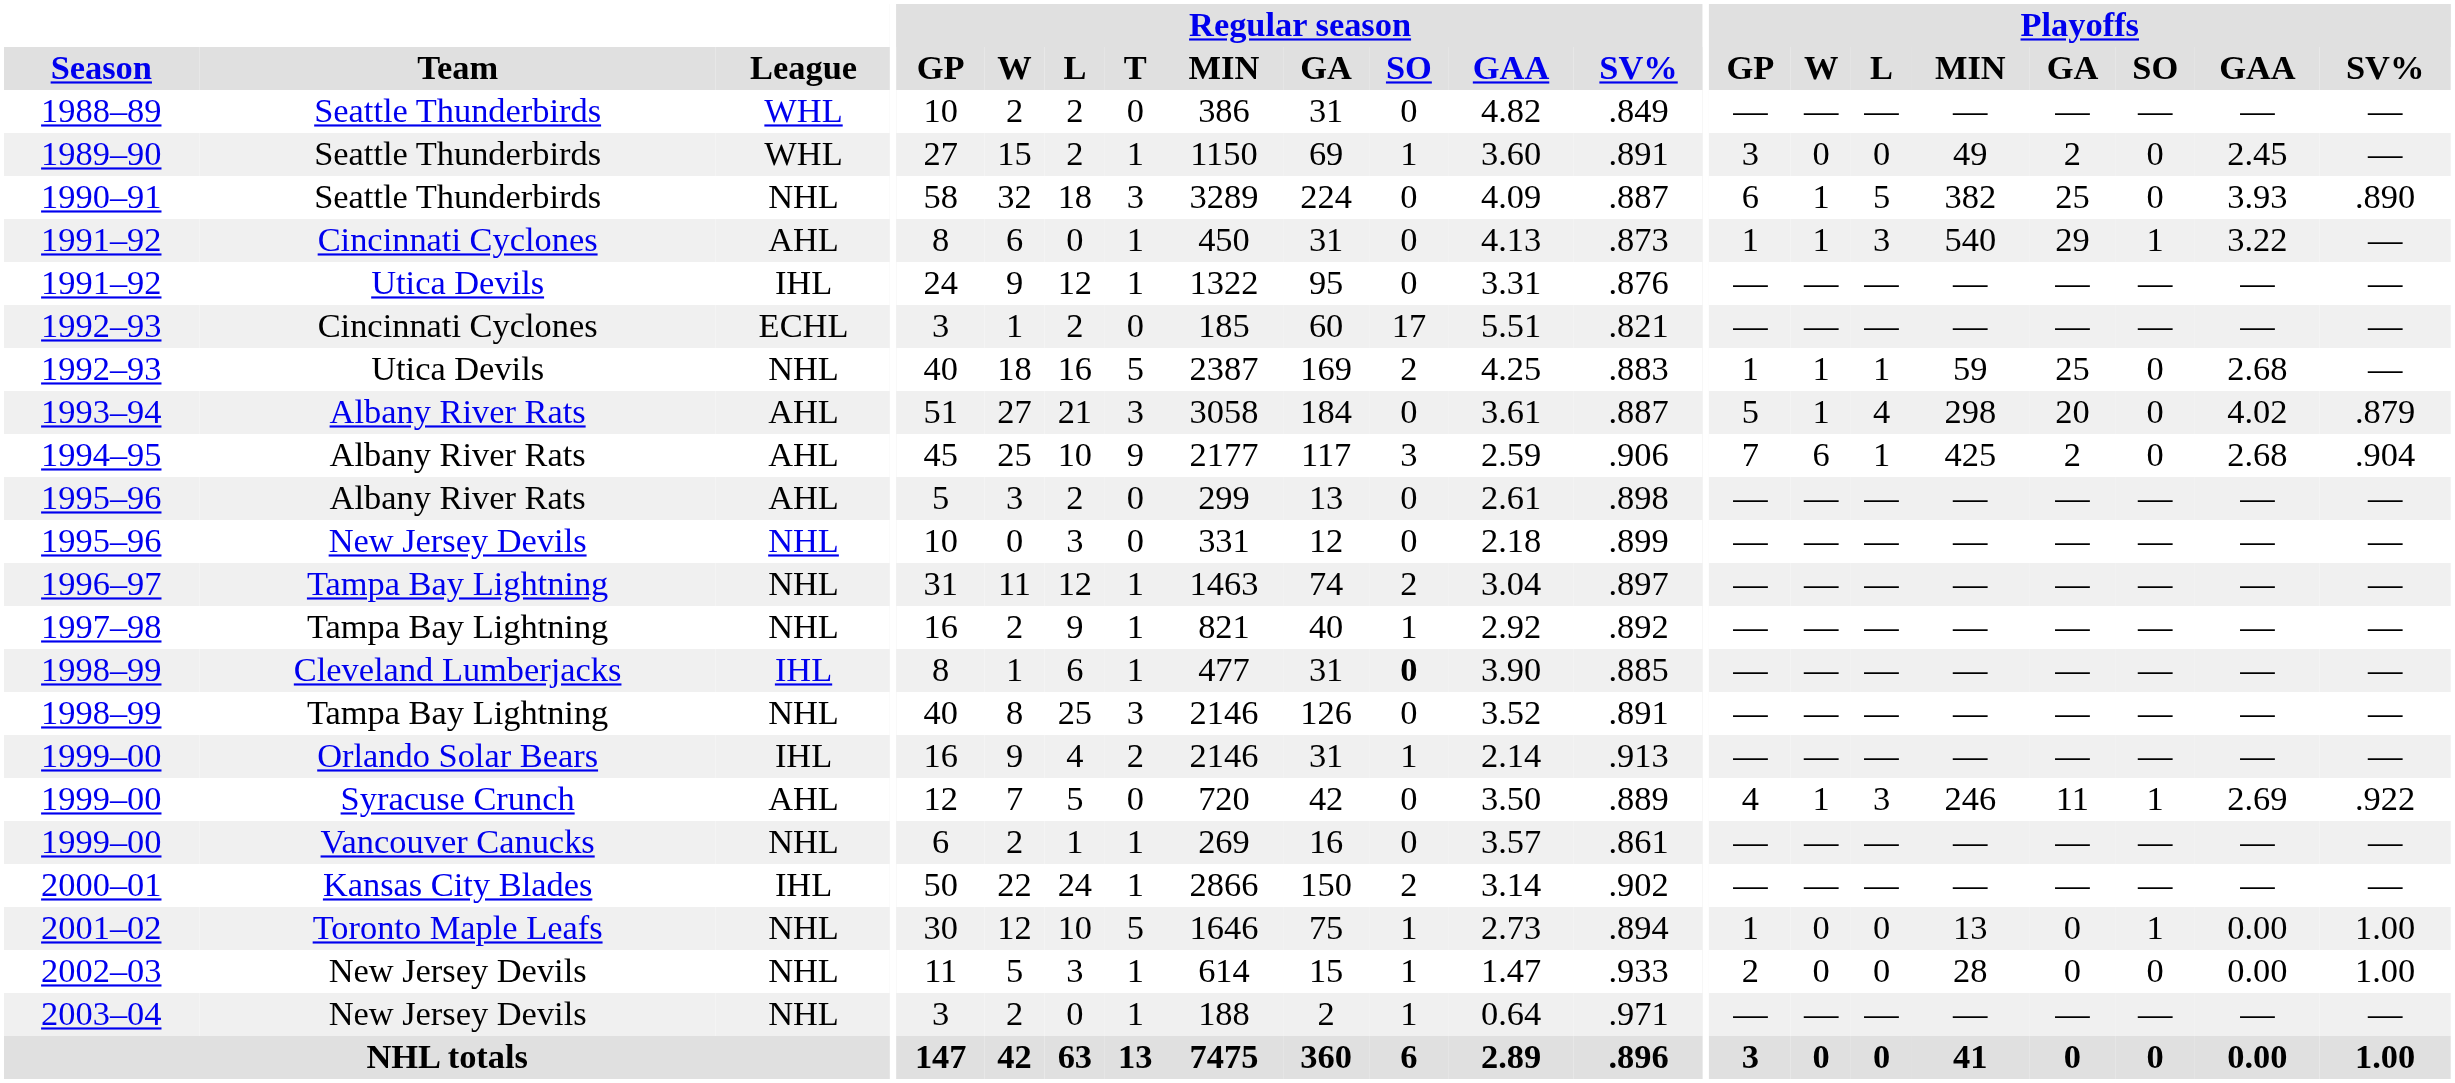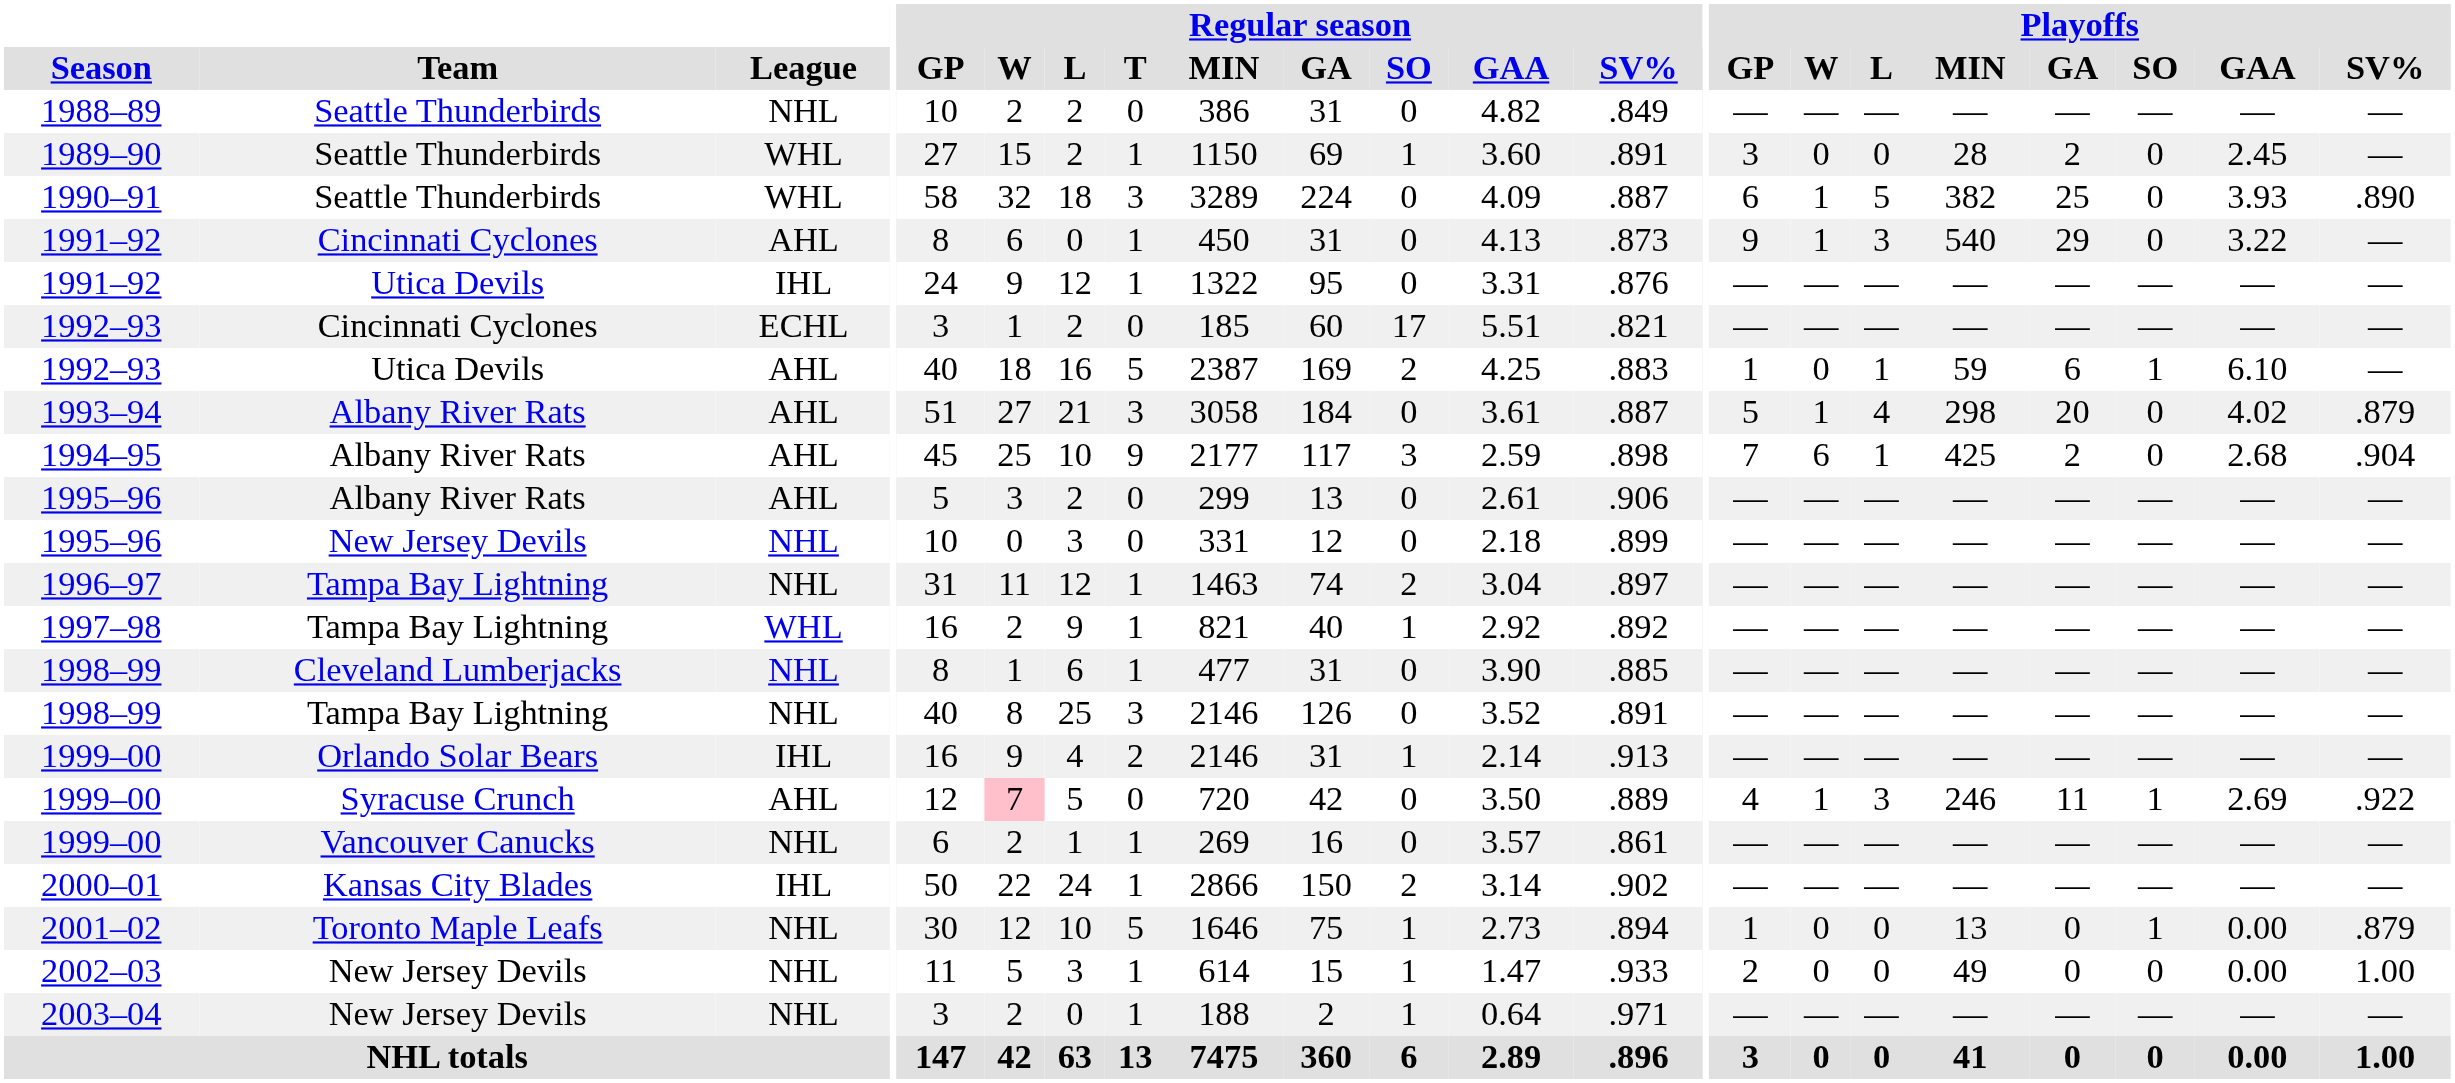(804, 110) WHL -> (804, 110) NHL
(1970, 153) 49 -> (1970, 153) 28
(804, 196) NHL -> (804, 196) WHL
(1750, 239) 1 -> (1750, 239) 9
(2155, 239) 1 -> (2155, 239) 0
(804, 368) NHL -> (804, 368) AHL
(1821, 368) 1 -> (1821, 368) 0
(2072, 368) 25 -> (2072, 368) 6
(2155, 368) 0 -> (2155, 368) 1
(2257, 368) 2.68 -> (2257, 368) 6.10
(1639, 454) .906 -> (1639, 454) .898
(1639, 497) .898 -> (1639, 497) .906
(804, 626) NHL -> (804, 626) WHL
(804, 669) IHL -> (804, 669) NHL
(1409, 669) bold -> (1409, 669) normal
(1015, 798) no background -> (1015, 798) pink background
(2385, 927) 1.00 -> (2385, 927) .879
(1970, 970) 28 -> (1970, 970) 49
